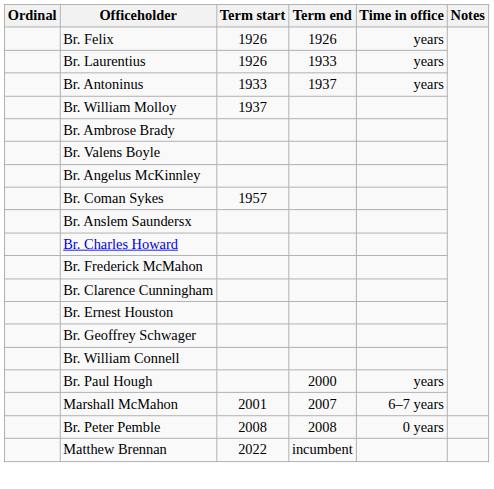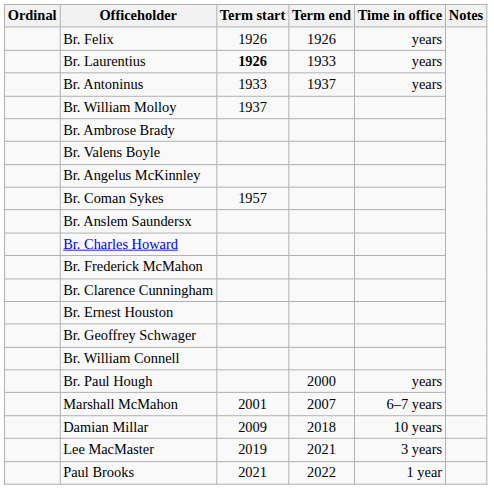(253, 61) normal -> (253, 61) bold
- row: (112, 426)
+ row: (106, 426)
+ row: (109, 449)
+ row: (99, 472)
- row: (115, 449)
